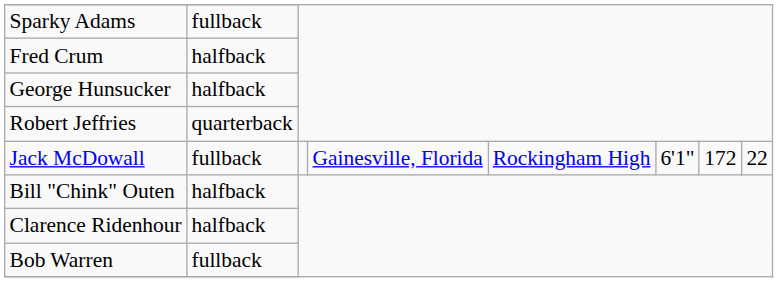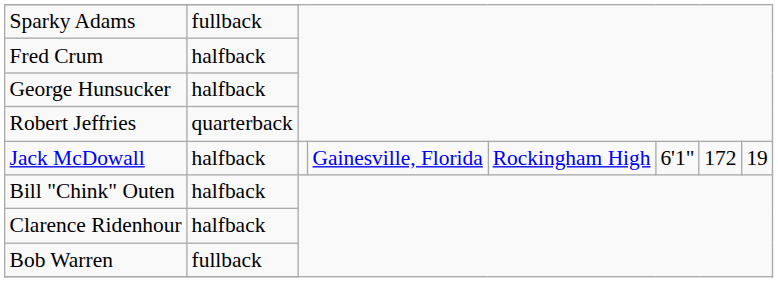(227, 157) fullback -> (228, 157) halfback
(757, 157) 22 -> (757, 157) 19
